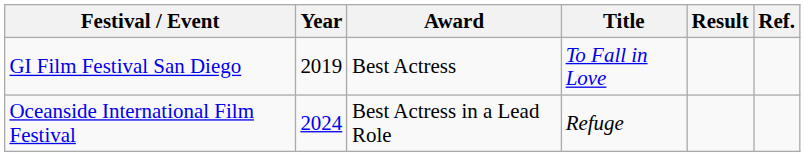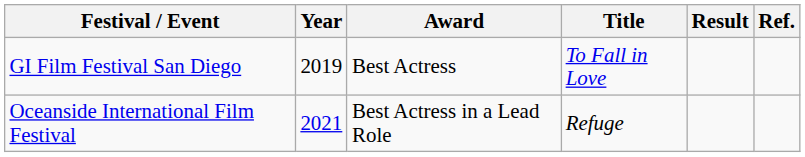(321, 122) 2024 -> (321, 122) 2021
